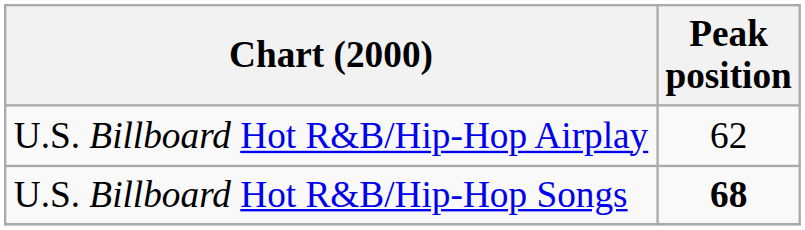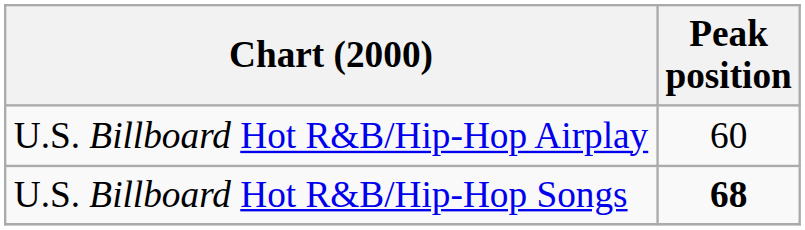(729, 135) 62 -> (729, 135) 60
